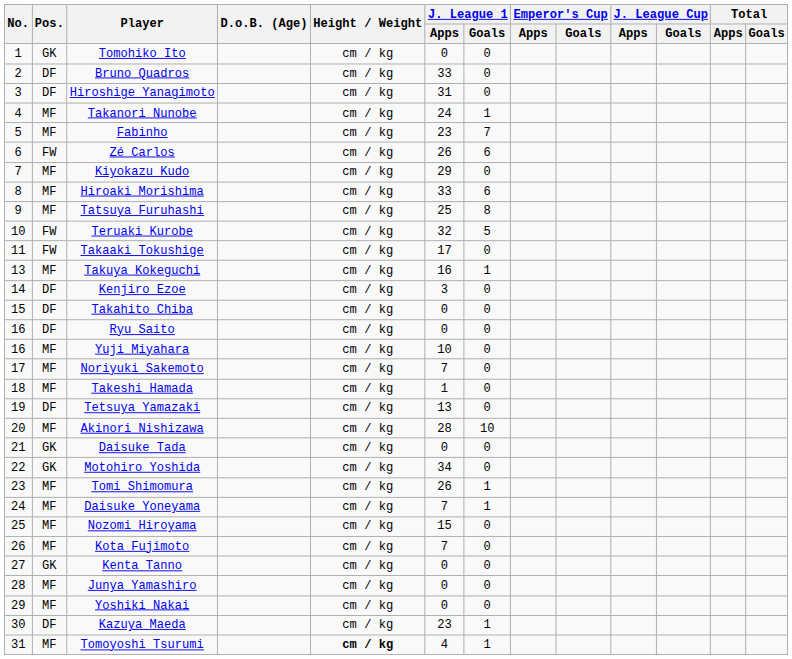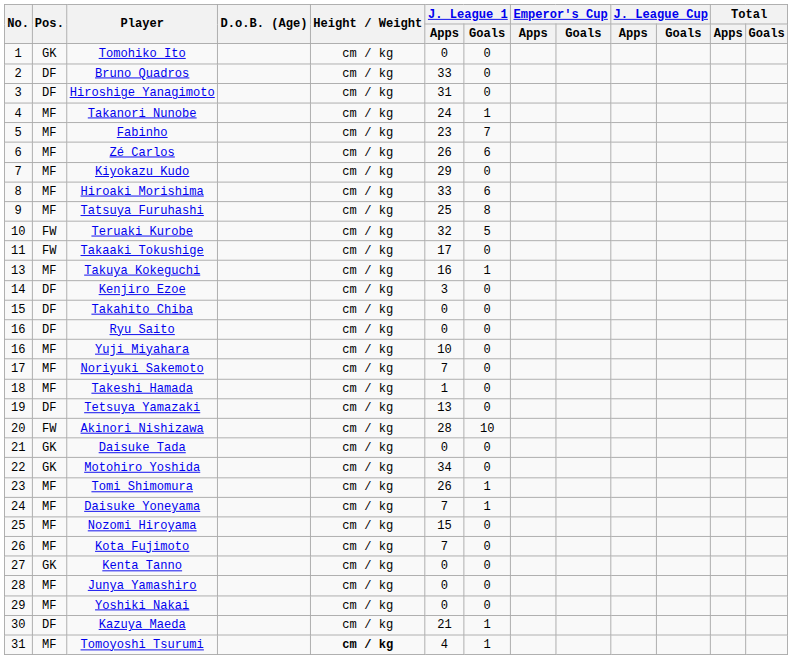(49, 152) FW -> (49, 152) MF
(49, 428) MF -> (49, 428) FW
(444, 625) 23 -> (444, 625) 21
